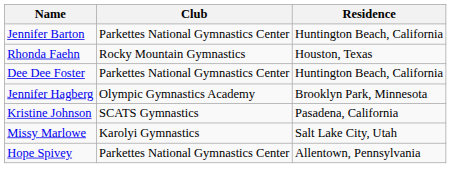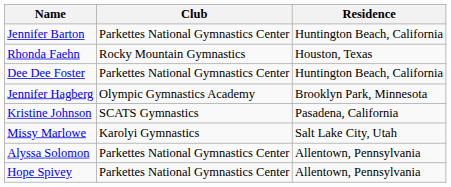+ row: (48, 152)
